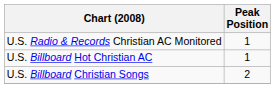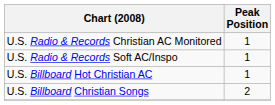+ row: (92, 58)
